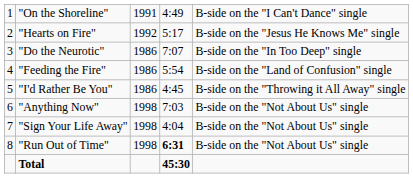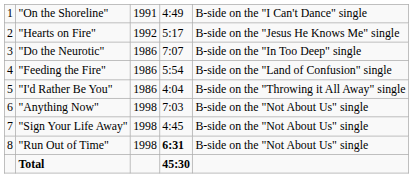(173, 88) 4:45 -> (173, 88) 4:04
(173, 126) 4:04 -> (173, 126) 4:45
